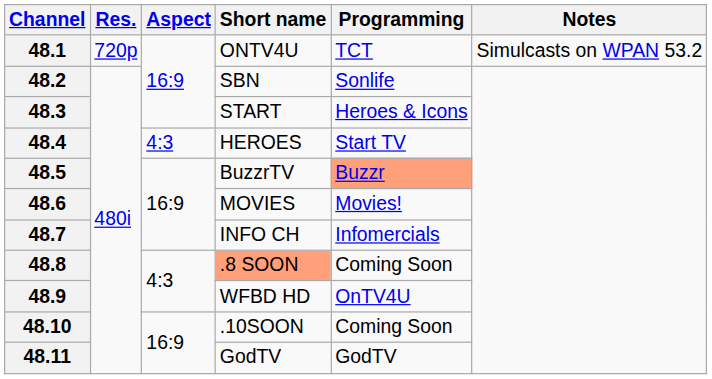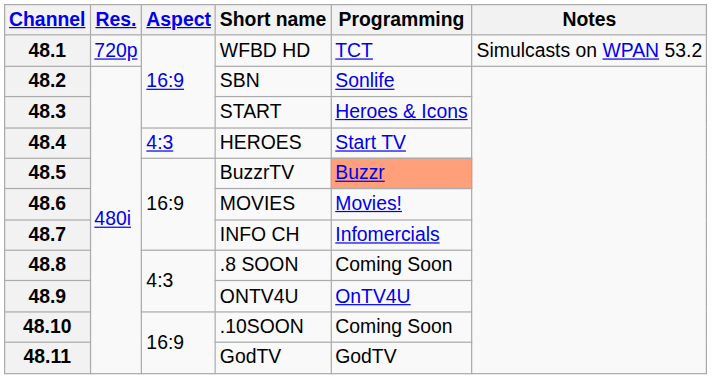(259, 50) ONTV4U -> (265, 50) WFBD HD
(259, 265) lightsalmon background -> (259, 265) no background
(265, 296) WFBD HD -> (259, 296) ONTV4U
